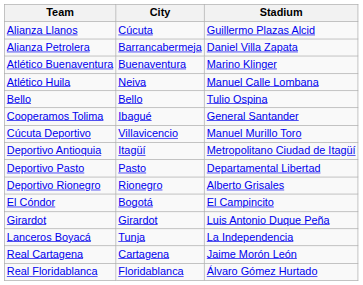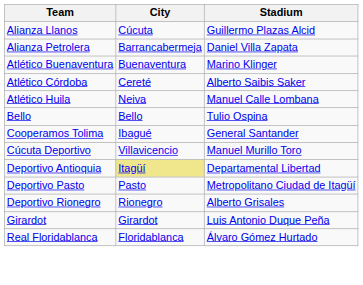+ row: (47, 82)
(132, 151) no background -> (132, 168) khaki background
(281, 151) Metropolitano Ciudad de Itagüí -> (264, 168) Departamental Libertad
(264, 168) Departamental Libertad -> (281, 185) Metropolitano Ciudad de Itagüí
- row: (31, 202)
- row: (49, 237)
- row: (45, 254)
